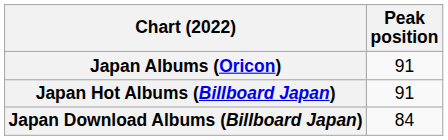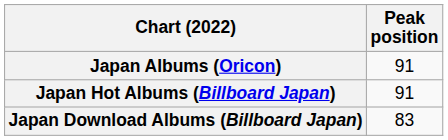(405, 120) 84 -> (405, 120) 83
